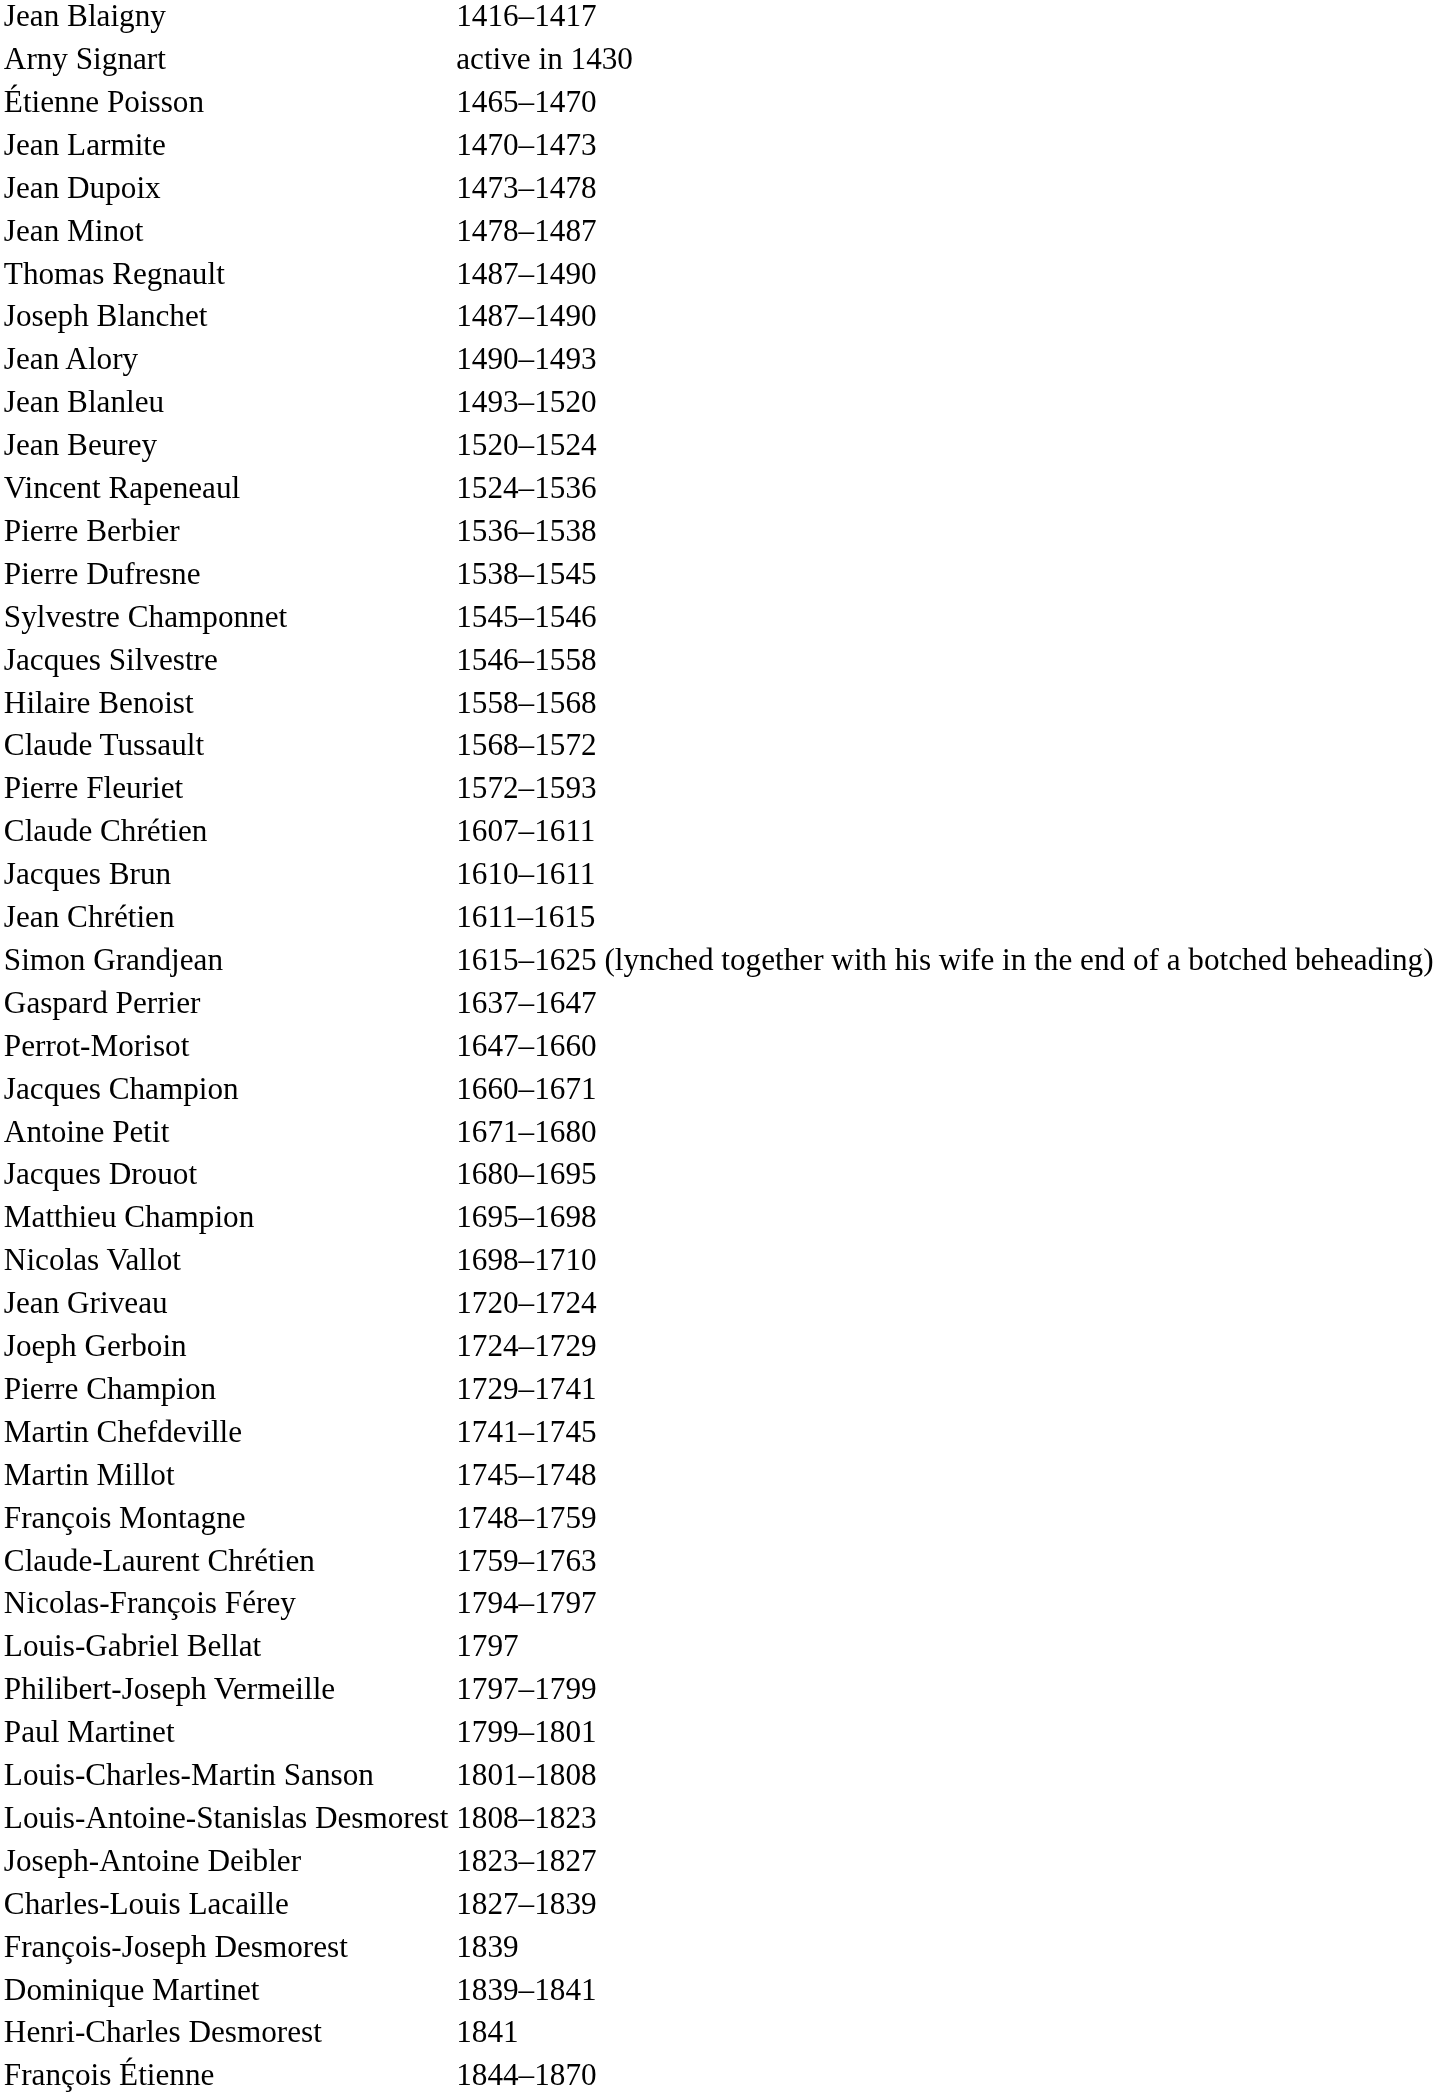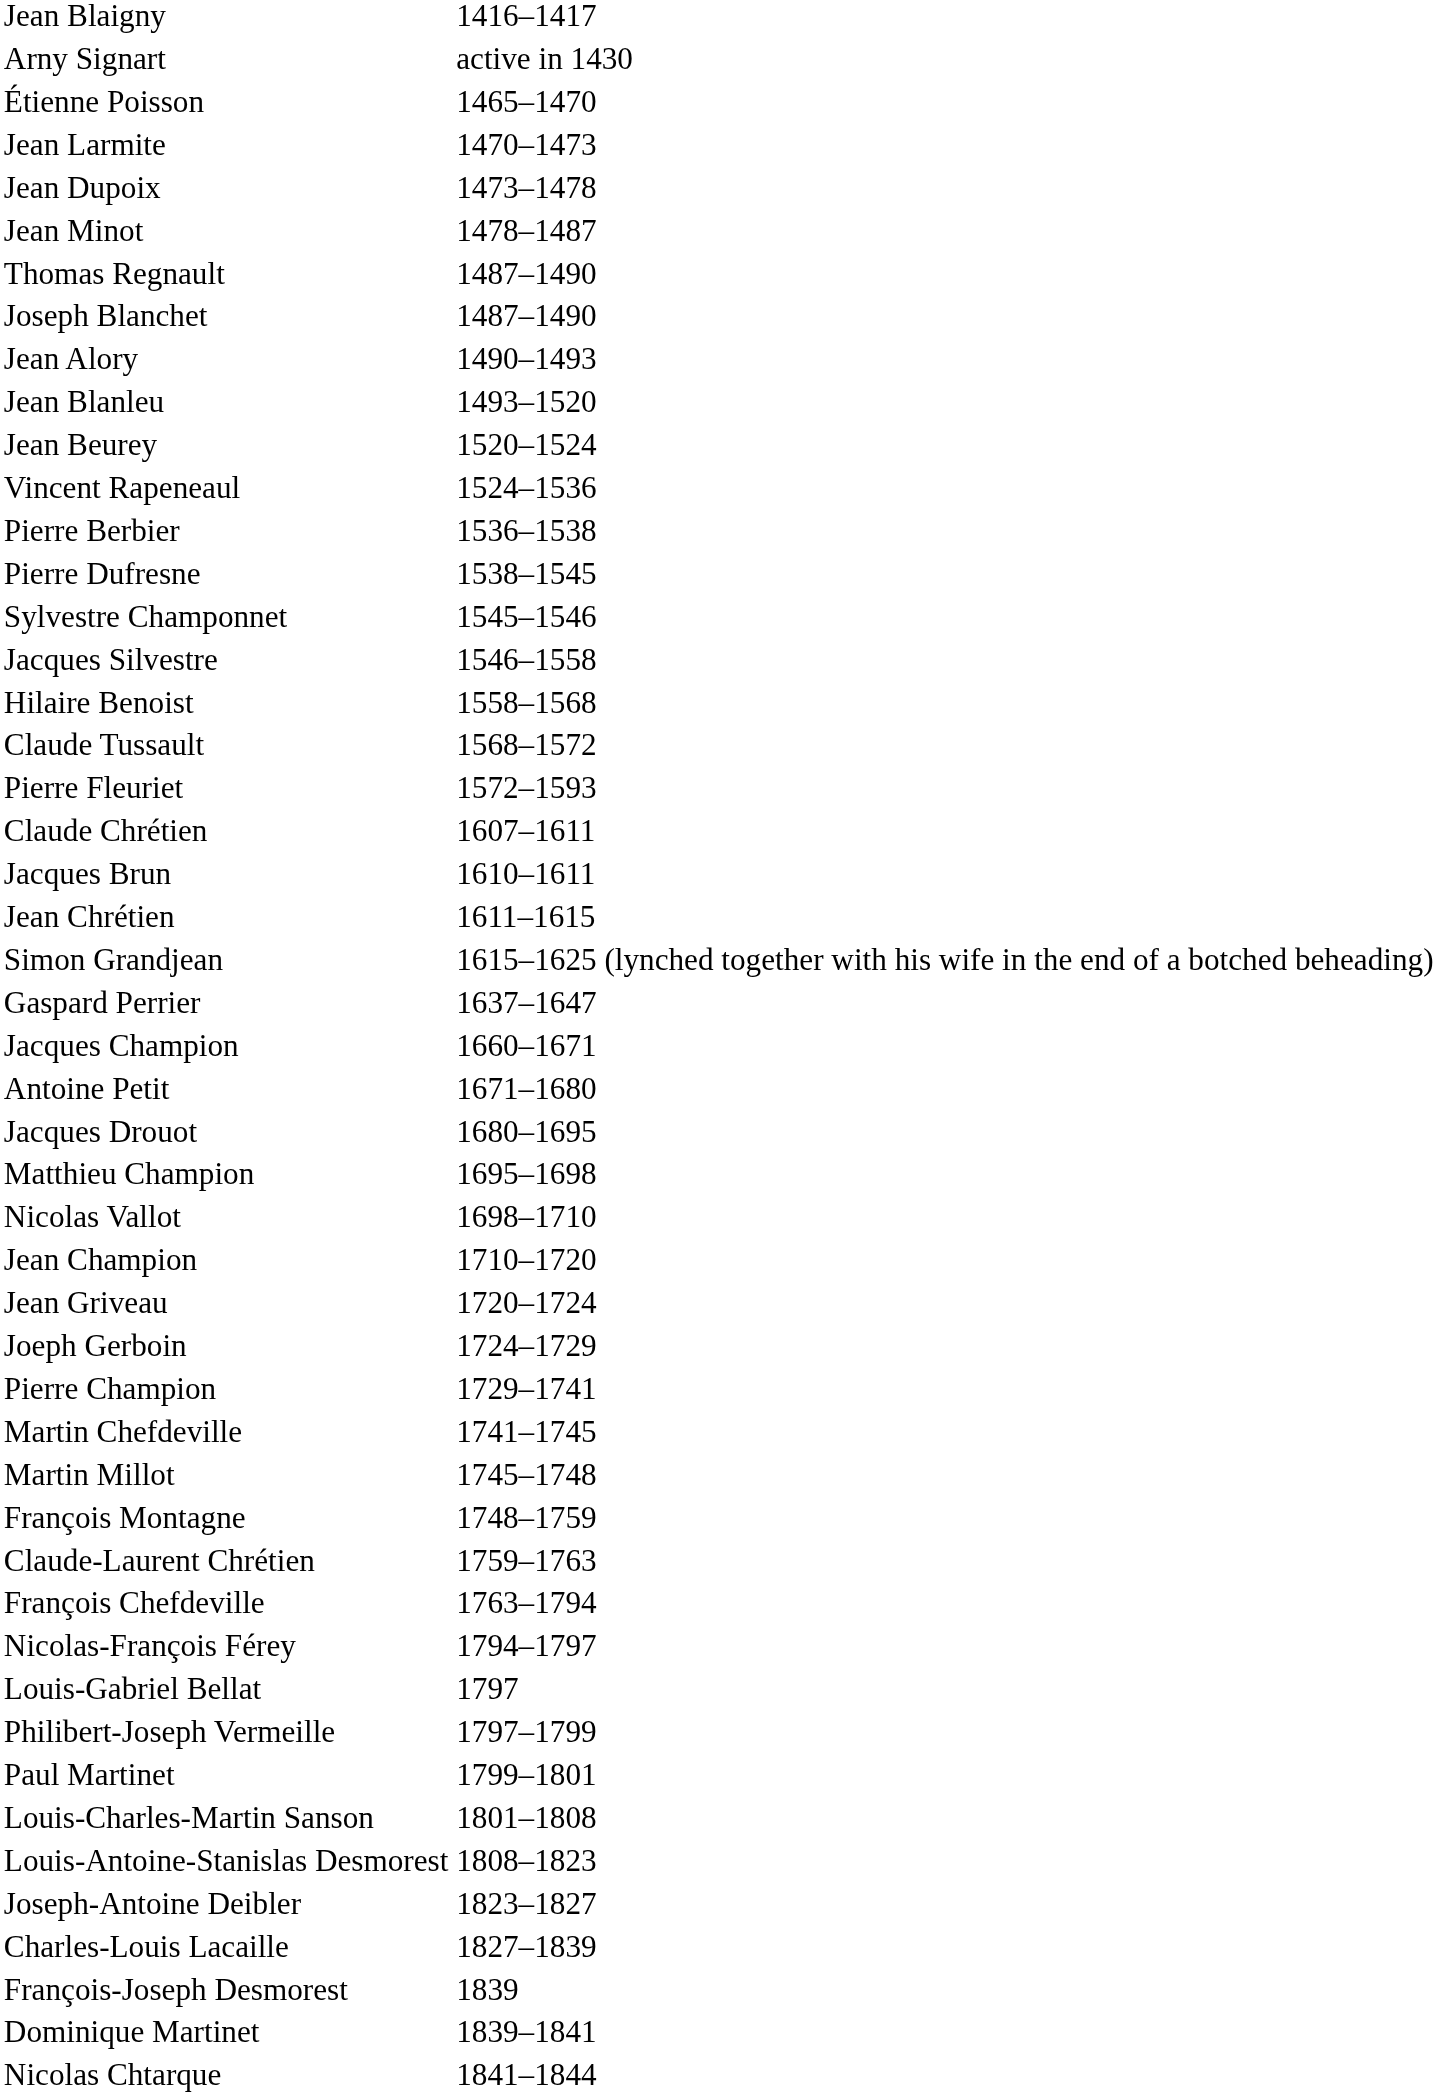- row: (97, 1045)
+ row: (100, 1260)
+ row: (134, 1603)
- row: (163, 2032)
+ row: (113, 2075)
- row: (109, 2075)
